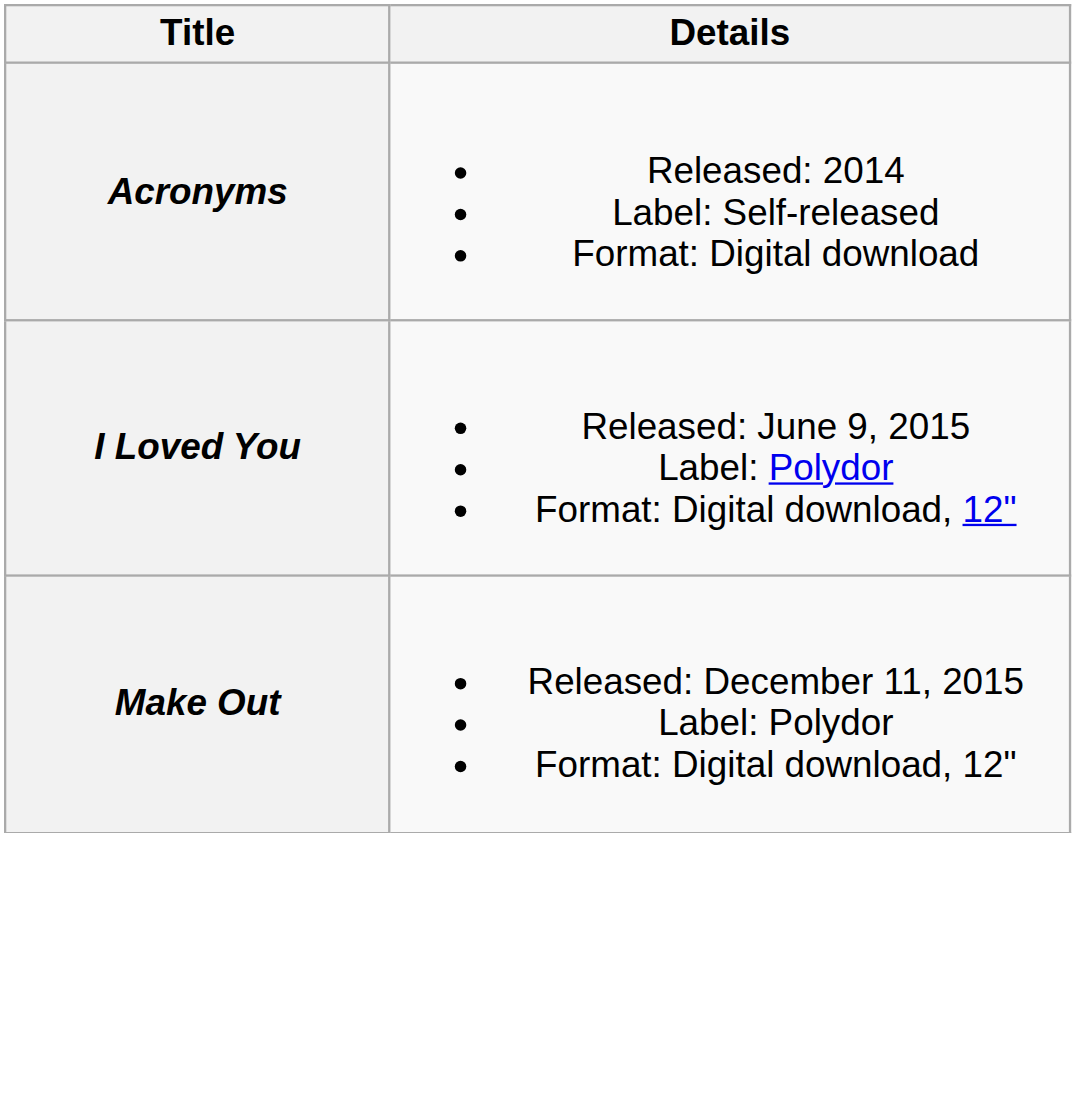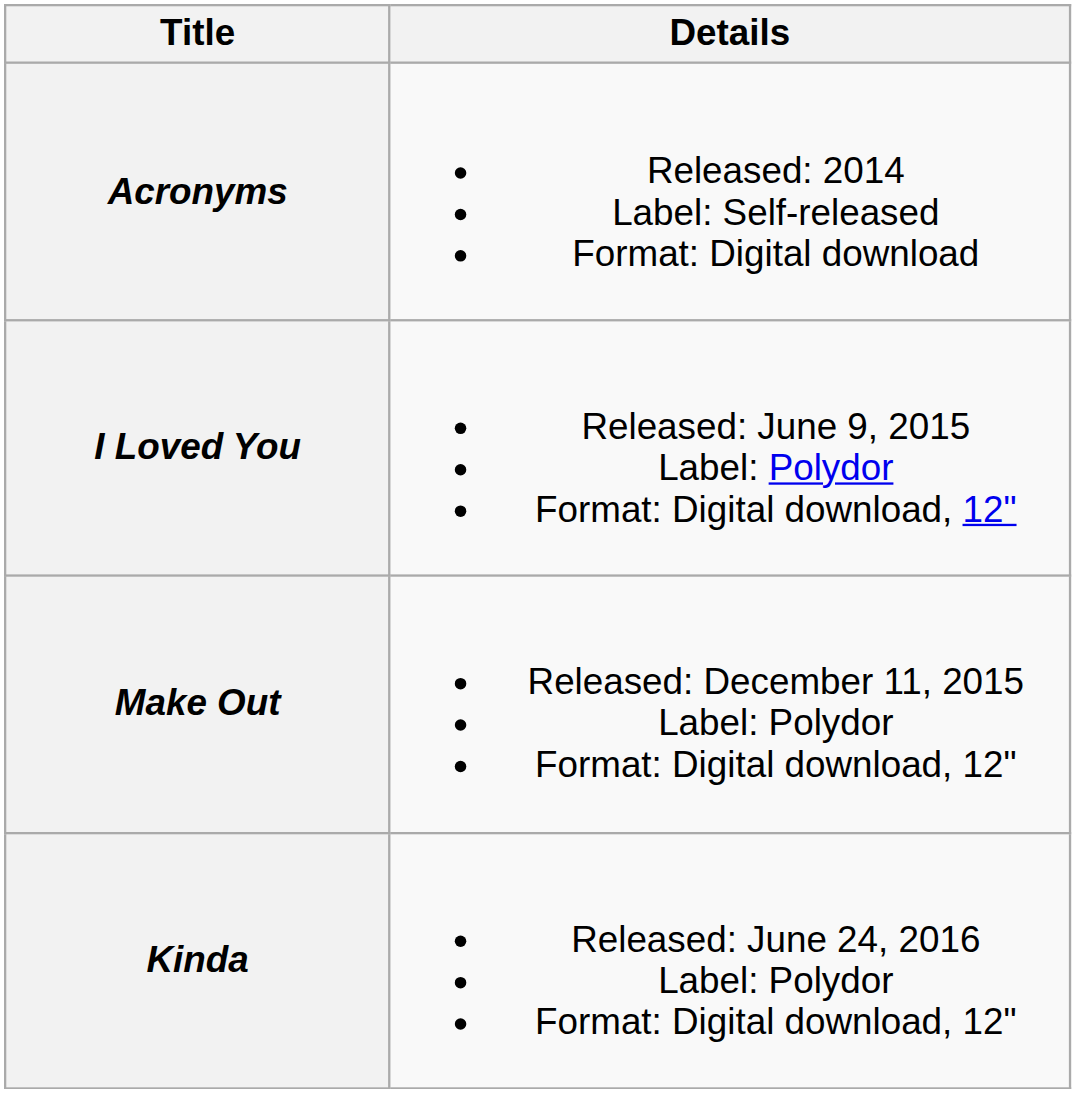+ row: (198, 959)
